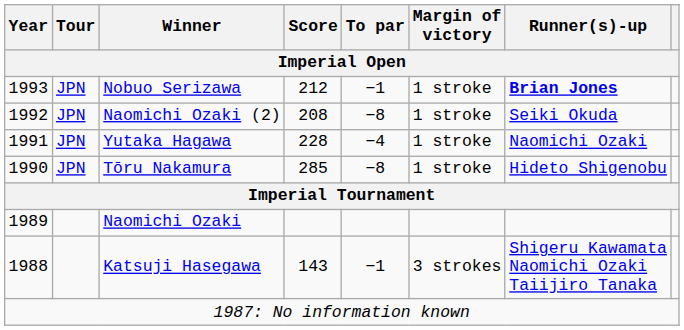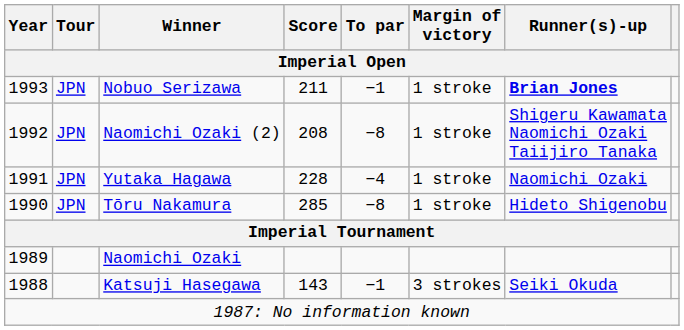(313, 90) 212 -> (313, 90) 211
(563, 116) Seiki Okuda -> (588, 135) Shigeru Kawamata Naomichi Ozaki Taiijiro Tanaka
(588, 268) Shigeru Kawamata Naomichi Ozaki Taiijiro Tanaka -> (563, 286) Seiki Okuda
